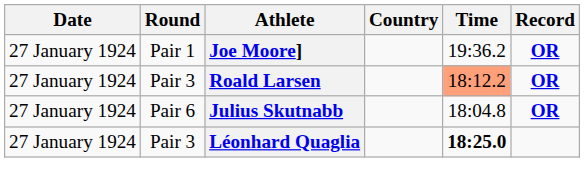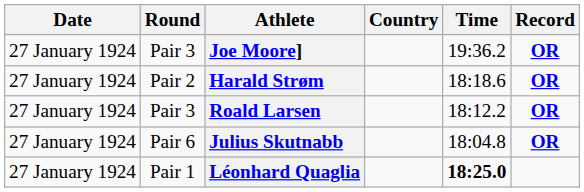(173, 50) Pair 1 -> (173, 50) Pair 3
+ row: (266, 80)
(477, 80) lightsalmon background -> (477, 111) no background
(173, 141) Pair 3 -> (173, 171) Pair 1
